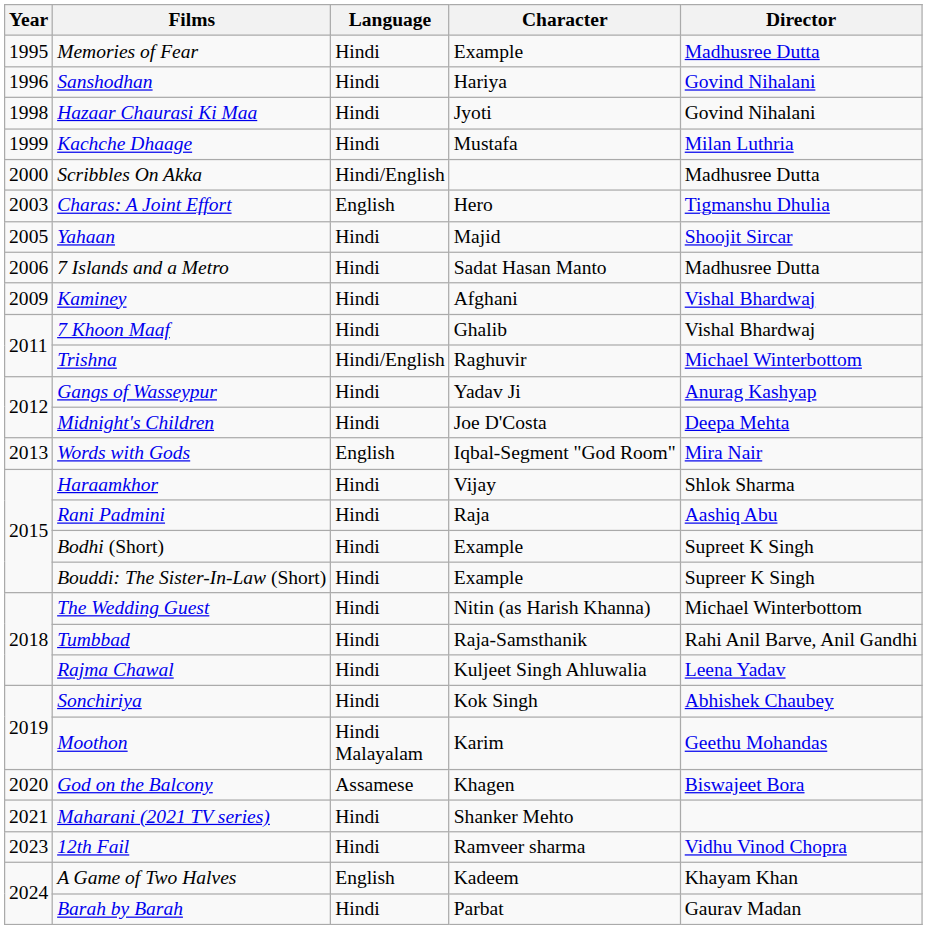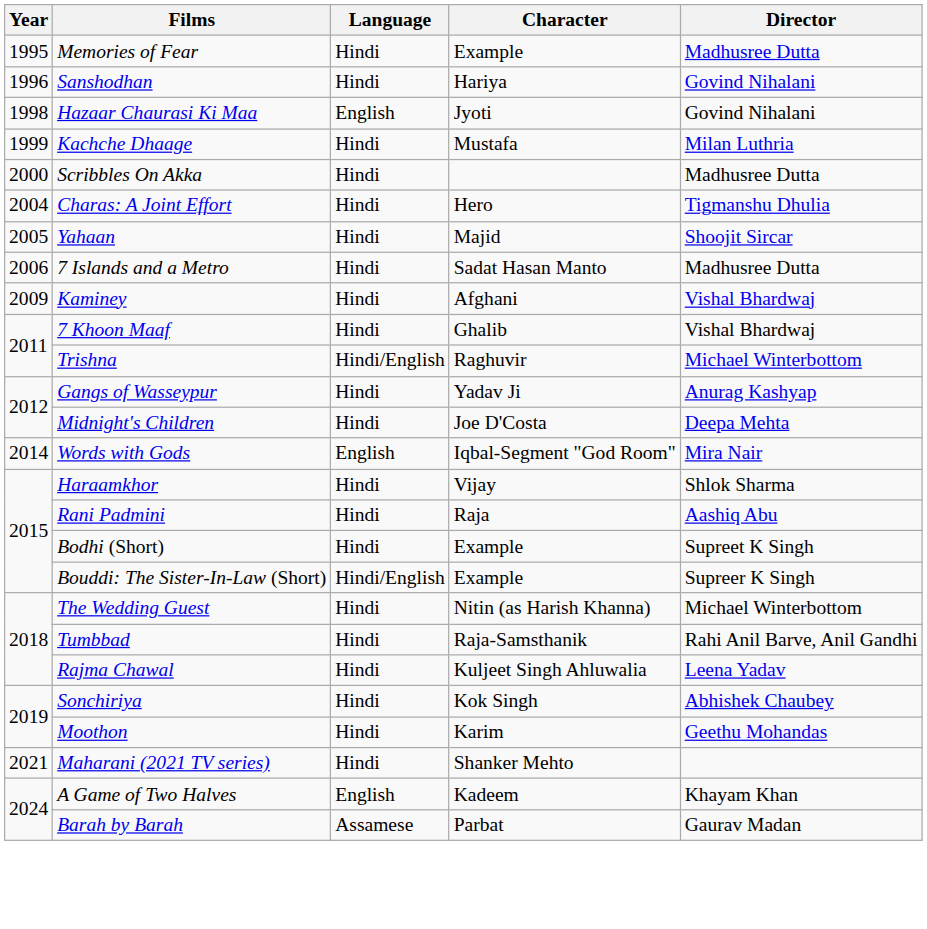(357, 112) Hindi -> (365, 112) English
(390, 174) Hindi/English -> (357, 174) Hindi
(29, 205) 2003 -> (29, 205) 2004
(365, 205) English -> (357, 205) Hindi
(29, 453) 2013 -> (29, 453) 2014
(357, 577) Hindi -> (390, 577) Hindi/English
(379, 742) Hindi Malayalam -> (357, 732) Hindi
- row: (135, 784)
- row: (93, 846)
(357, 908) Hindi -> (374, 824) Assamese
